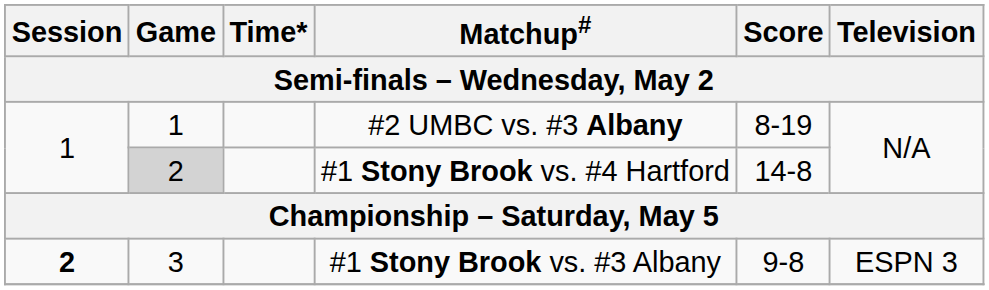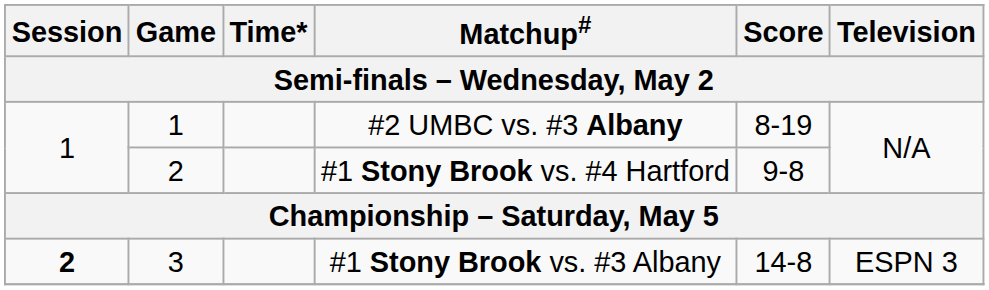(176, 171) lightgrey background -> (176, 171) no background
(783, 171) 14-8 -> (783, 171) 9-8
(783, 262) 9-8 -> (783, 262) 14-8
